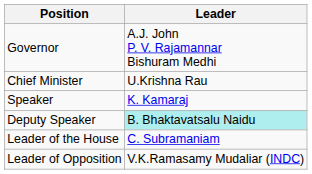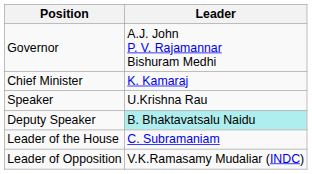(167, 81) U.Krishna Rau -> (158, 81) K. Kamaraj
(158, 100) K. Kamaraj -> (167, 100) U.Krishna Rau
